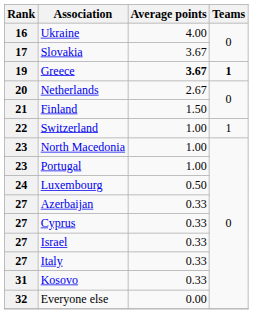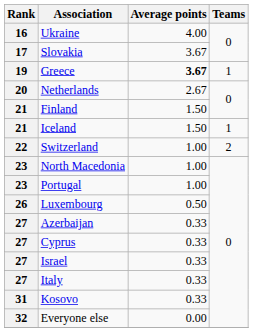(229, 71) bold -> (229, 71) normal
+ row: (58, 128)
(229, 128) 1 -> (229, 147) 2
(21, 185) 24 -> (21, 204) 26
